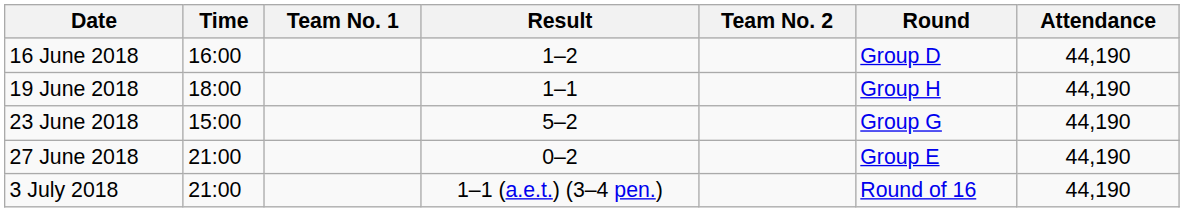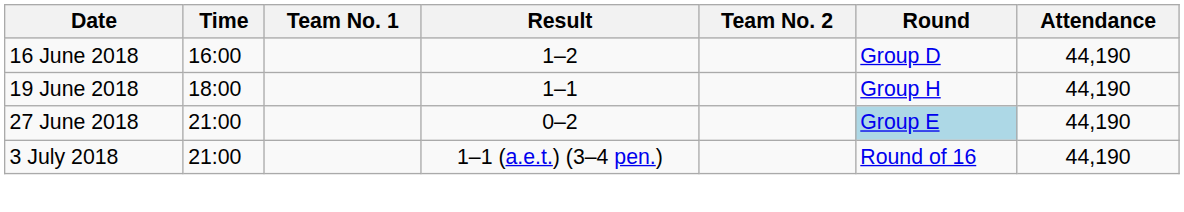- row: (74, 122)
(900, 156) no background -> (900, 122) lightblue background
